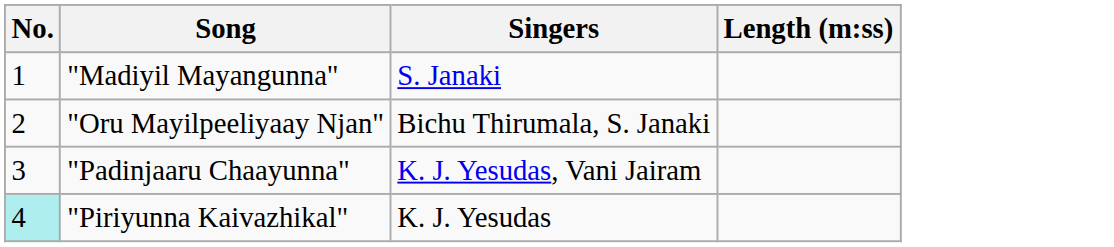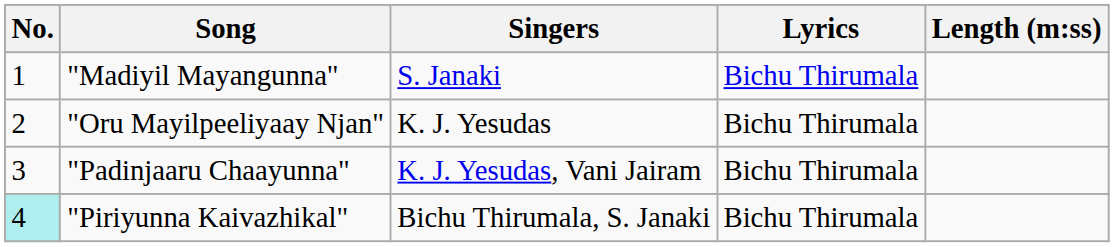+ column: (821, 28)
(554, 123) Bichu Thirumala, S. Janaki -> (474, 123) K. J. Yesudas
(474, 217) K. J. Yesudas -> (554, 217) Bichu Thirumala, S. Janaki
